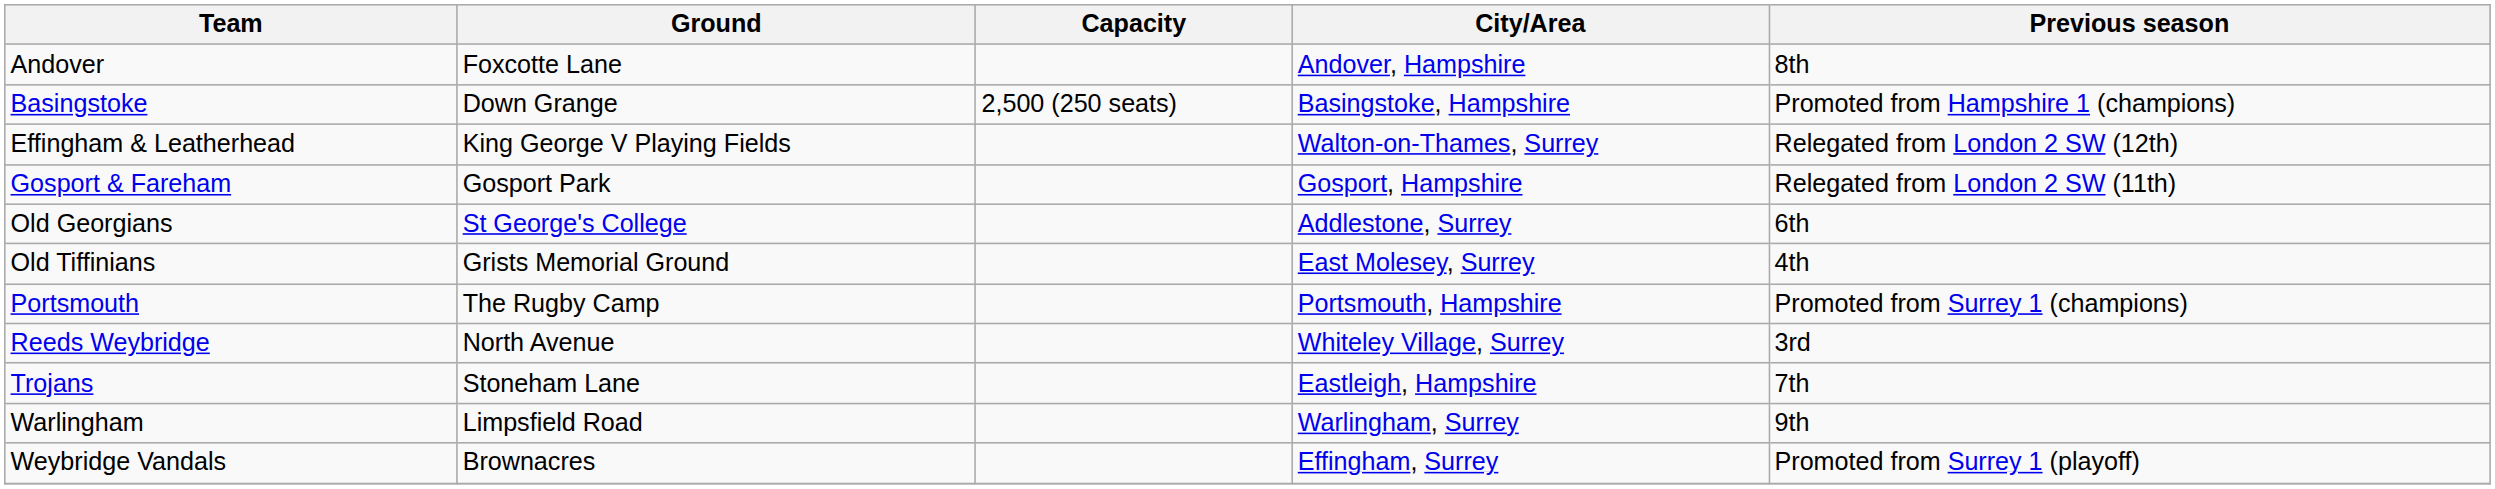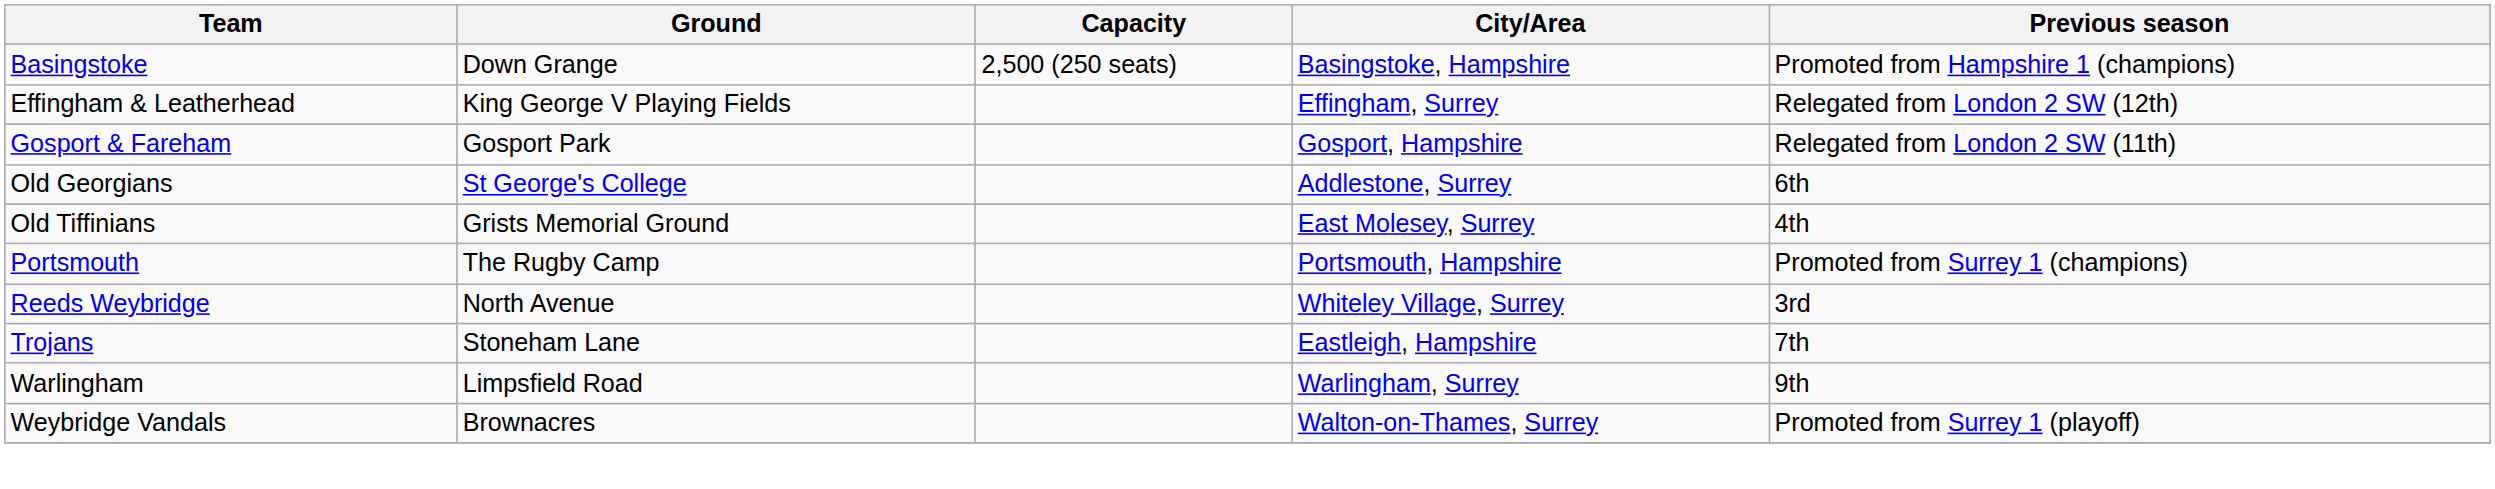- row: (57, 64)
(1448, 143) Walton-on-Thames, Surrey -> (1398, 104) Effingham, Surrey
(1398, 462) Effingham, Surrey -> (1448, 422) Walton-on-Thames, Surrey
